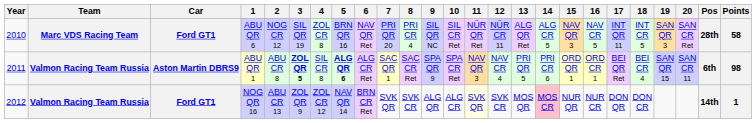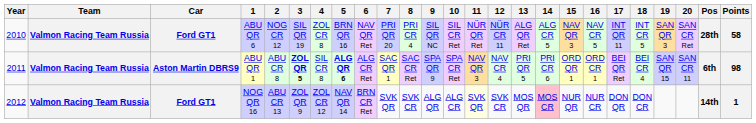(89, 35) Marc VDS Racing Team -> (89, 35) Valmon Racing Team Russia
